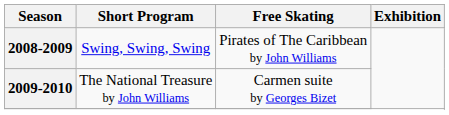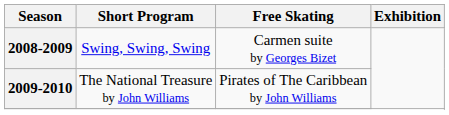(293, 48) Pirates of The Caribbean by John Williams -> (293, 48) Carmen suite by Georges Bizet
(293, 88) Carmen suite by Georges Bizet -> (293, 88) Pirates of The Caribbean by John Williams
